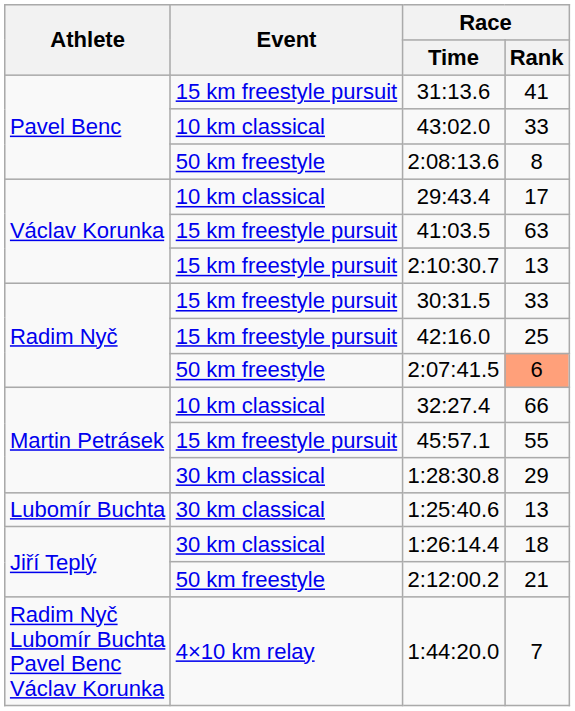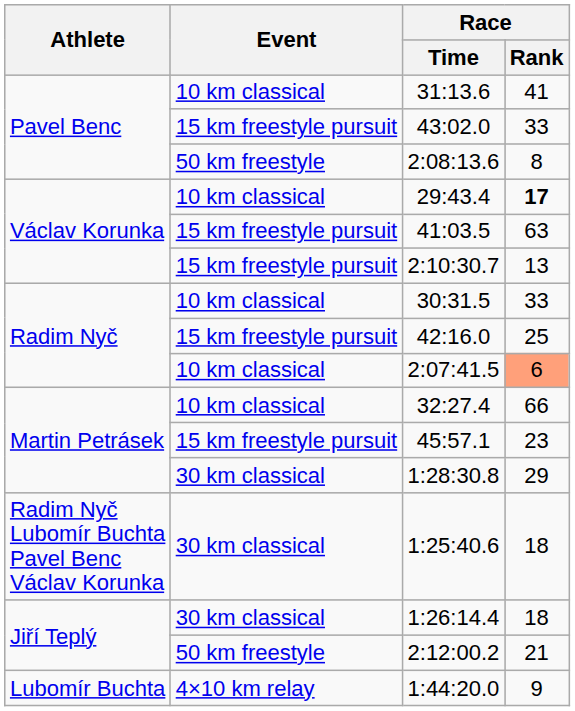(286, 92) 15 km freestyle pursuit -> (250, 92) 10 km classical
(250, 127) 10 km classical -> (286, 127) 15 km freestyle pursuit
(537, 197) normal -> (537, 197) bold
(286, 301) 15 km freestyle pursuit -> (250, 301) 10 km classical
(250, 371) 50 km freestyle -> (250, 371) 10 km classical
(537, 440) 55 -> (537, 440) 23
(88, 510) Lubomír Buchta -> (88, 547) Radim Nyč Lubomír Buchta Pavel Benc Václav Korunka
(537, 510) 13 -> (537, 547) 18
(88, 651) Radim Nyč Lubomír Buchta Pavel Benc Václav Korunka -> (88, 688) Lubomír Buchta
(537, 651) 7 -> (537, 688) 9
